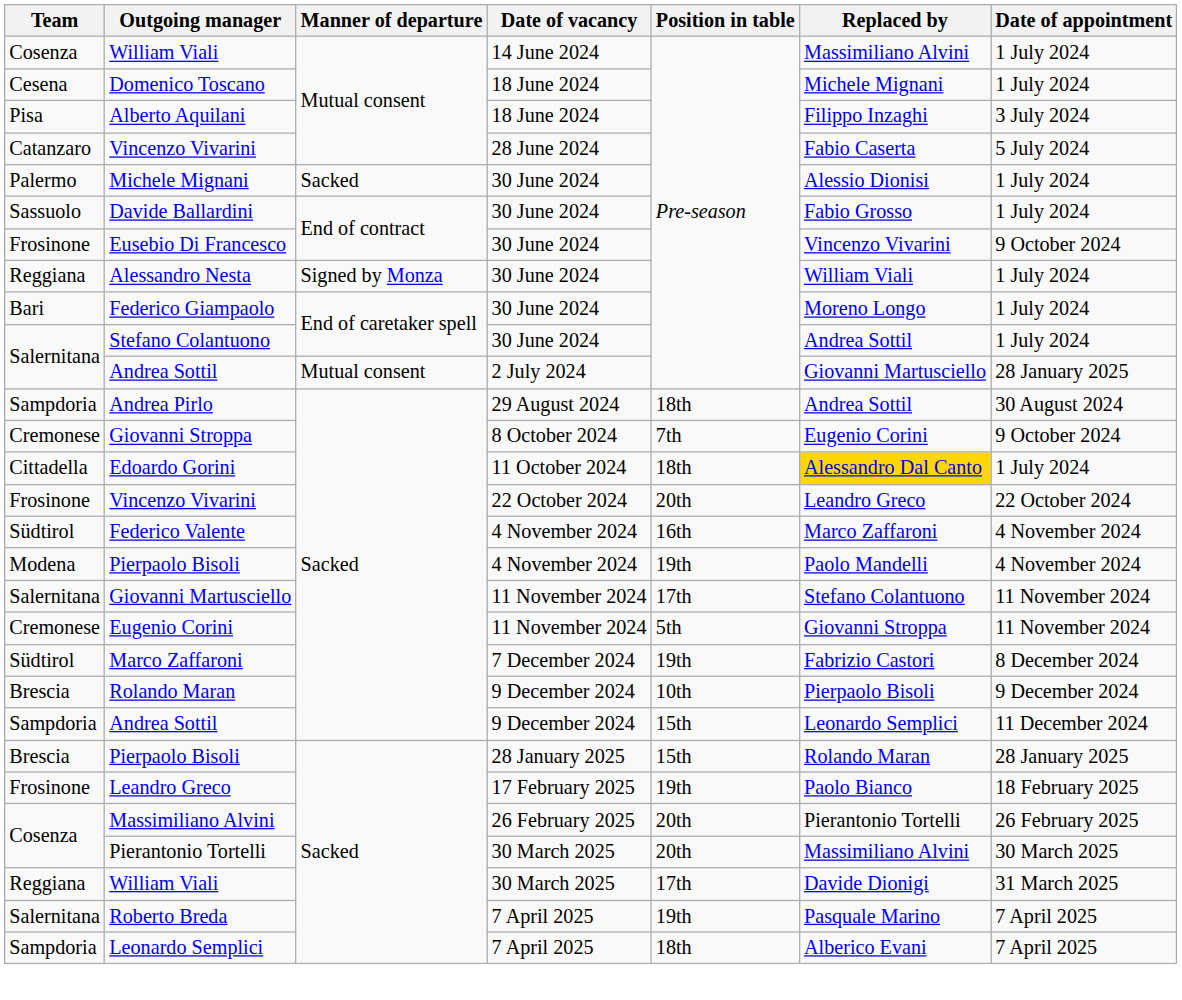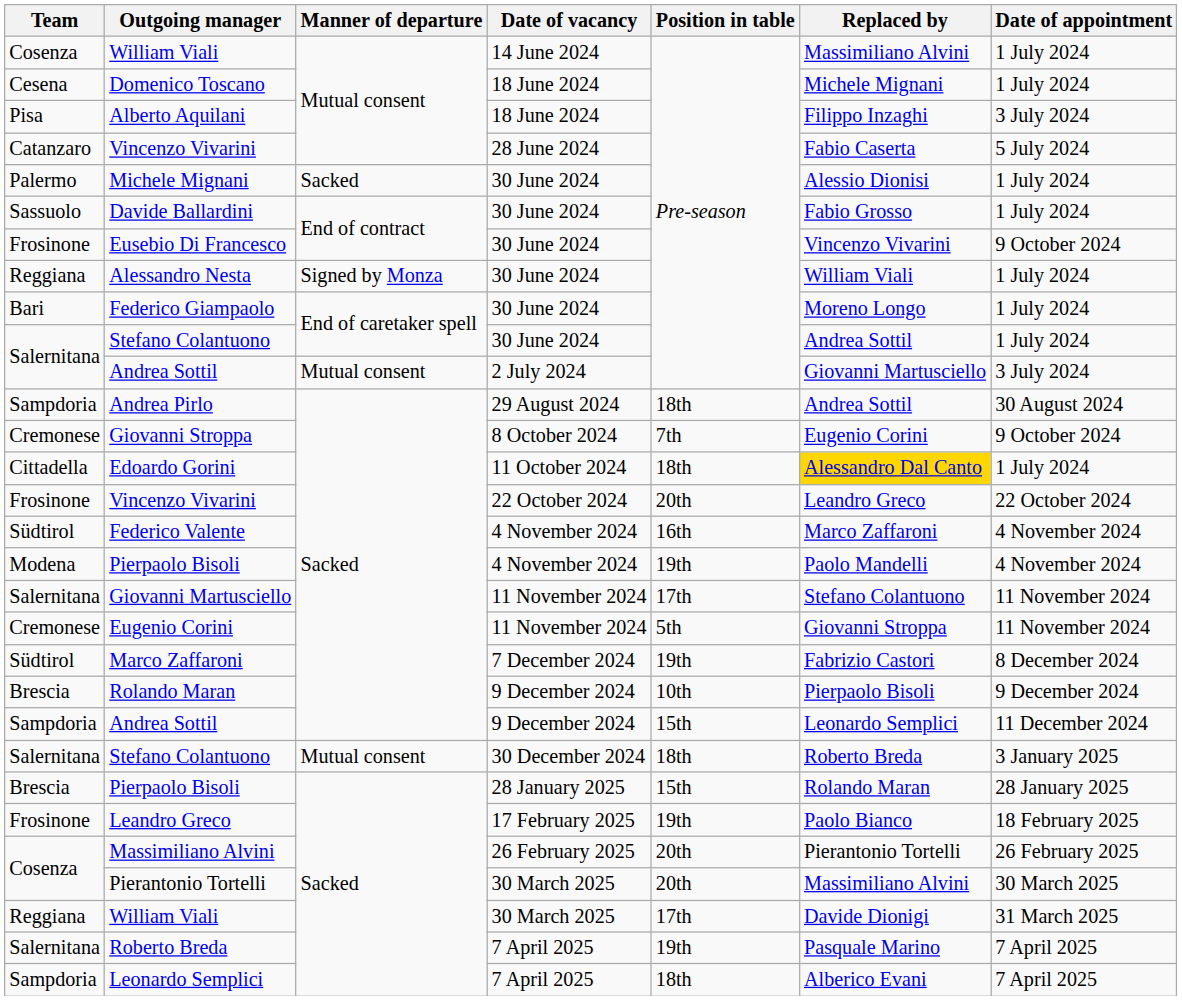(1062, 372) 28 January 2025 -> (1042, 372) 3 July 2024
+ row: (190, 755)
